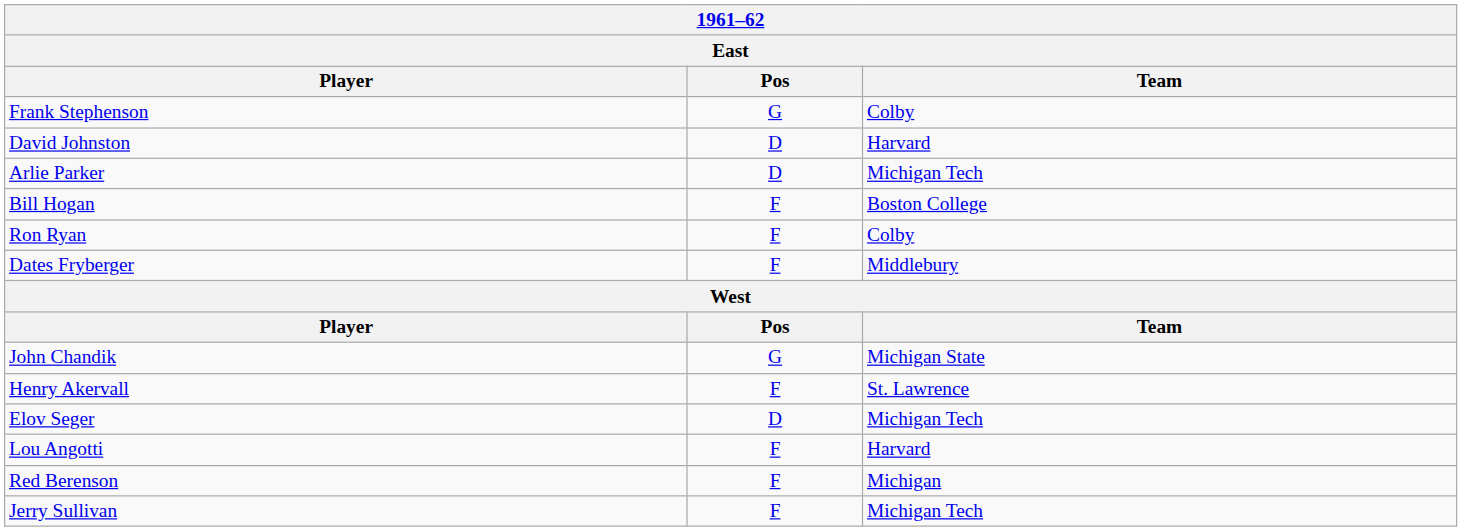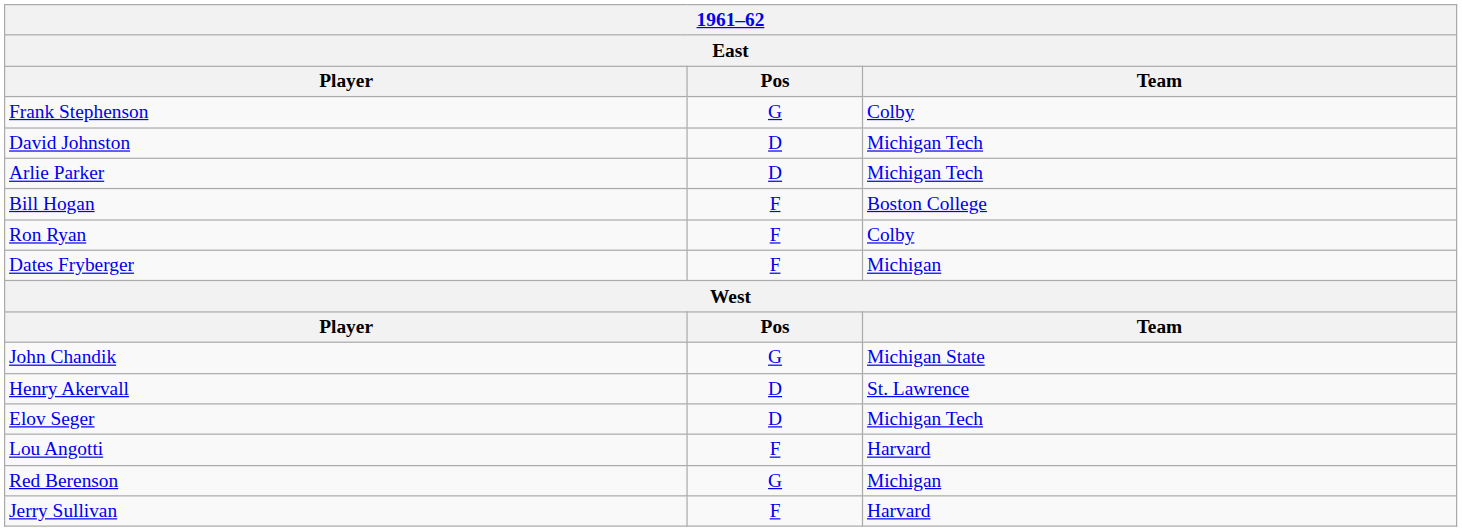(899, 142) Harvard -> (925, 142) Michigan Tech
(913, 265) Middlebury -> (904, 265) Michigan
(775, 388) F -> (775, 388) D
(775, 480) F -> (775, 480) G
(925, 511) Michigan Tech -> (899, 511) Harvard
